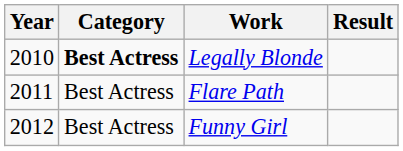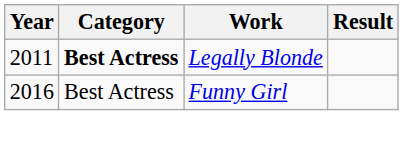(32, 57) 2010 -> (31, 57) 2011
- row: (236, 92)
(32, 127) 2012 -> (32, 92) 2016
